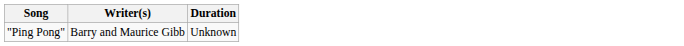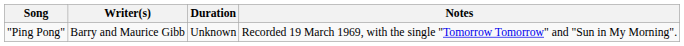+ column: (459, 13)
